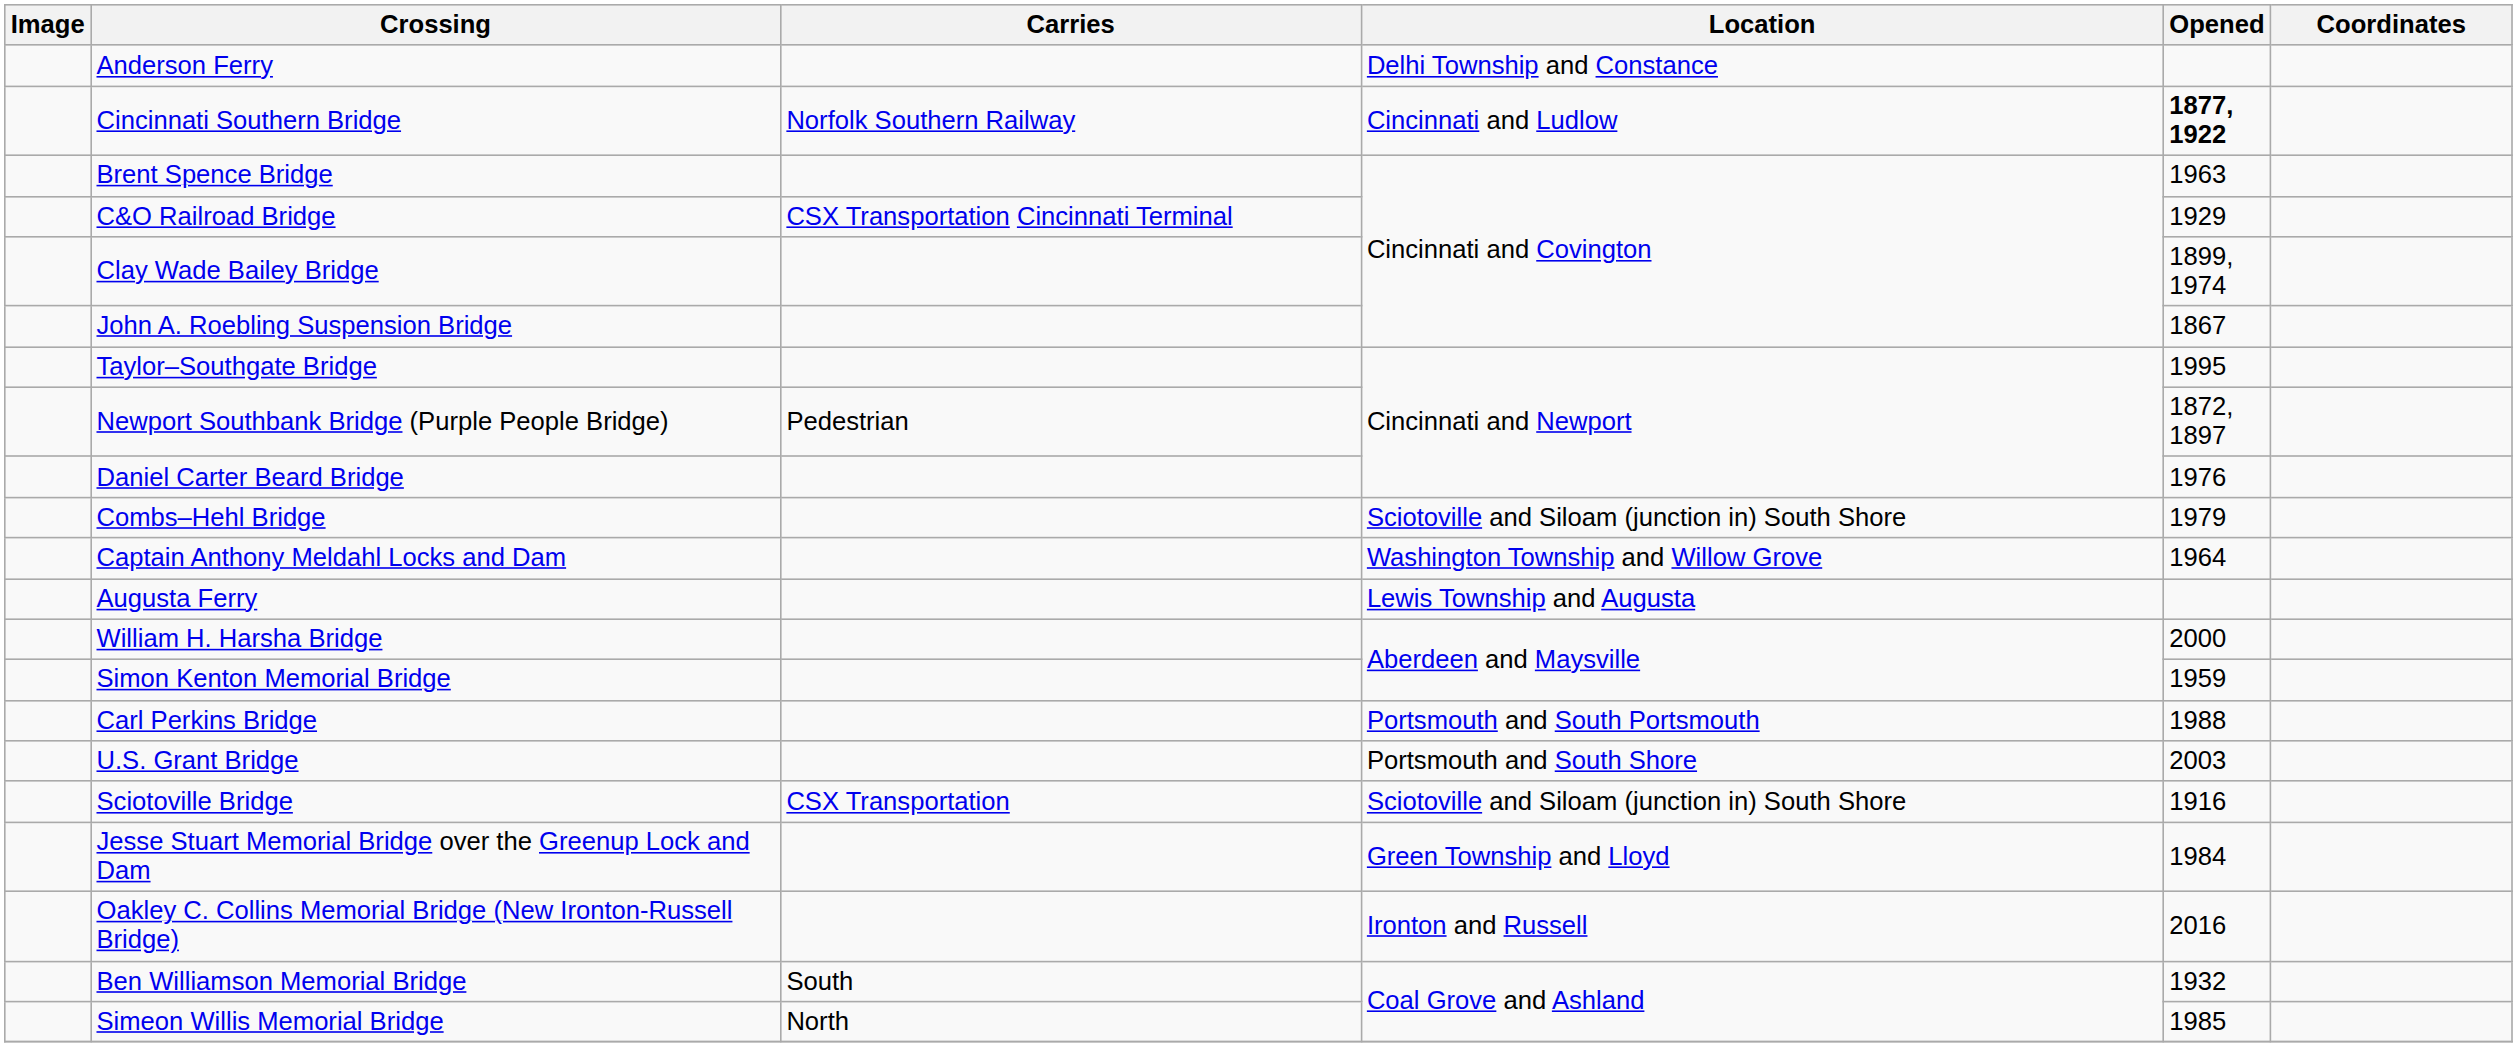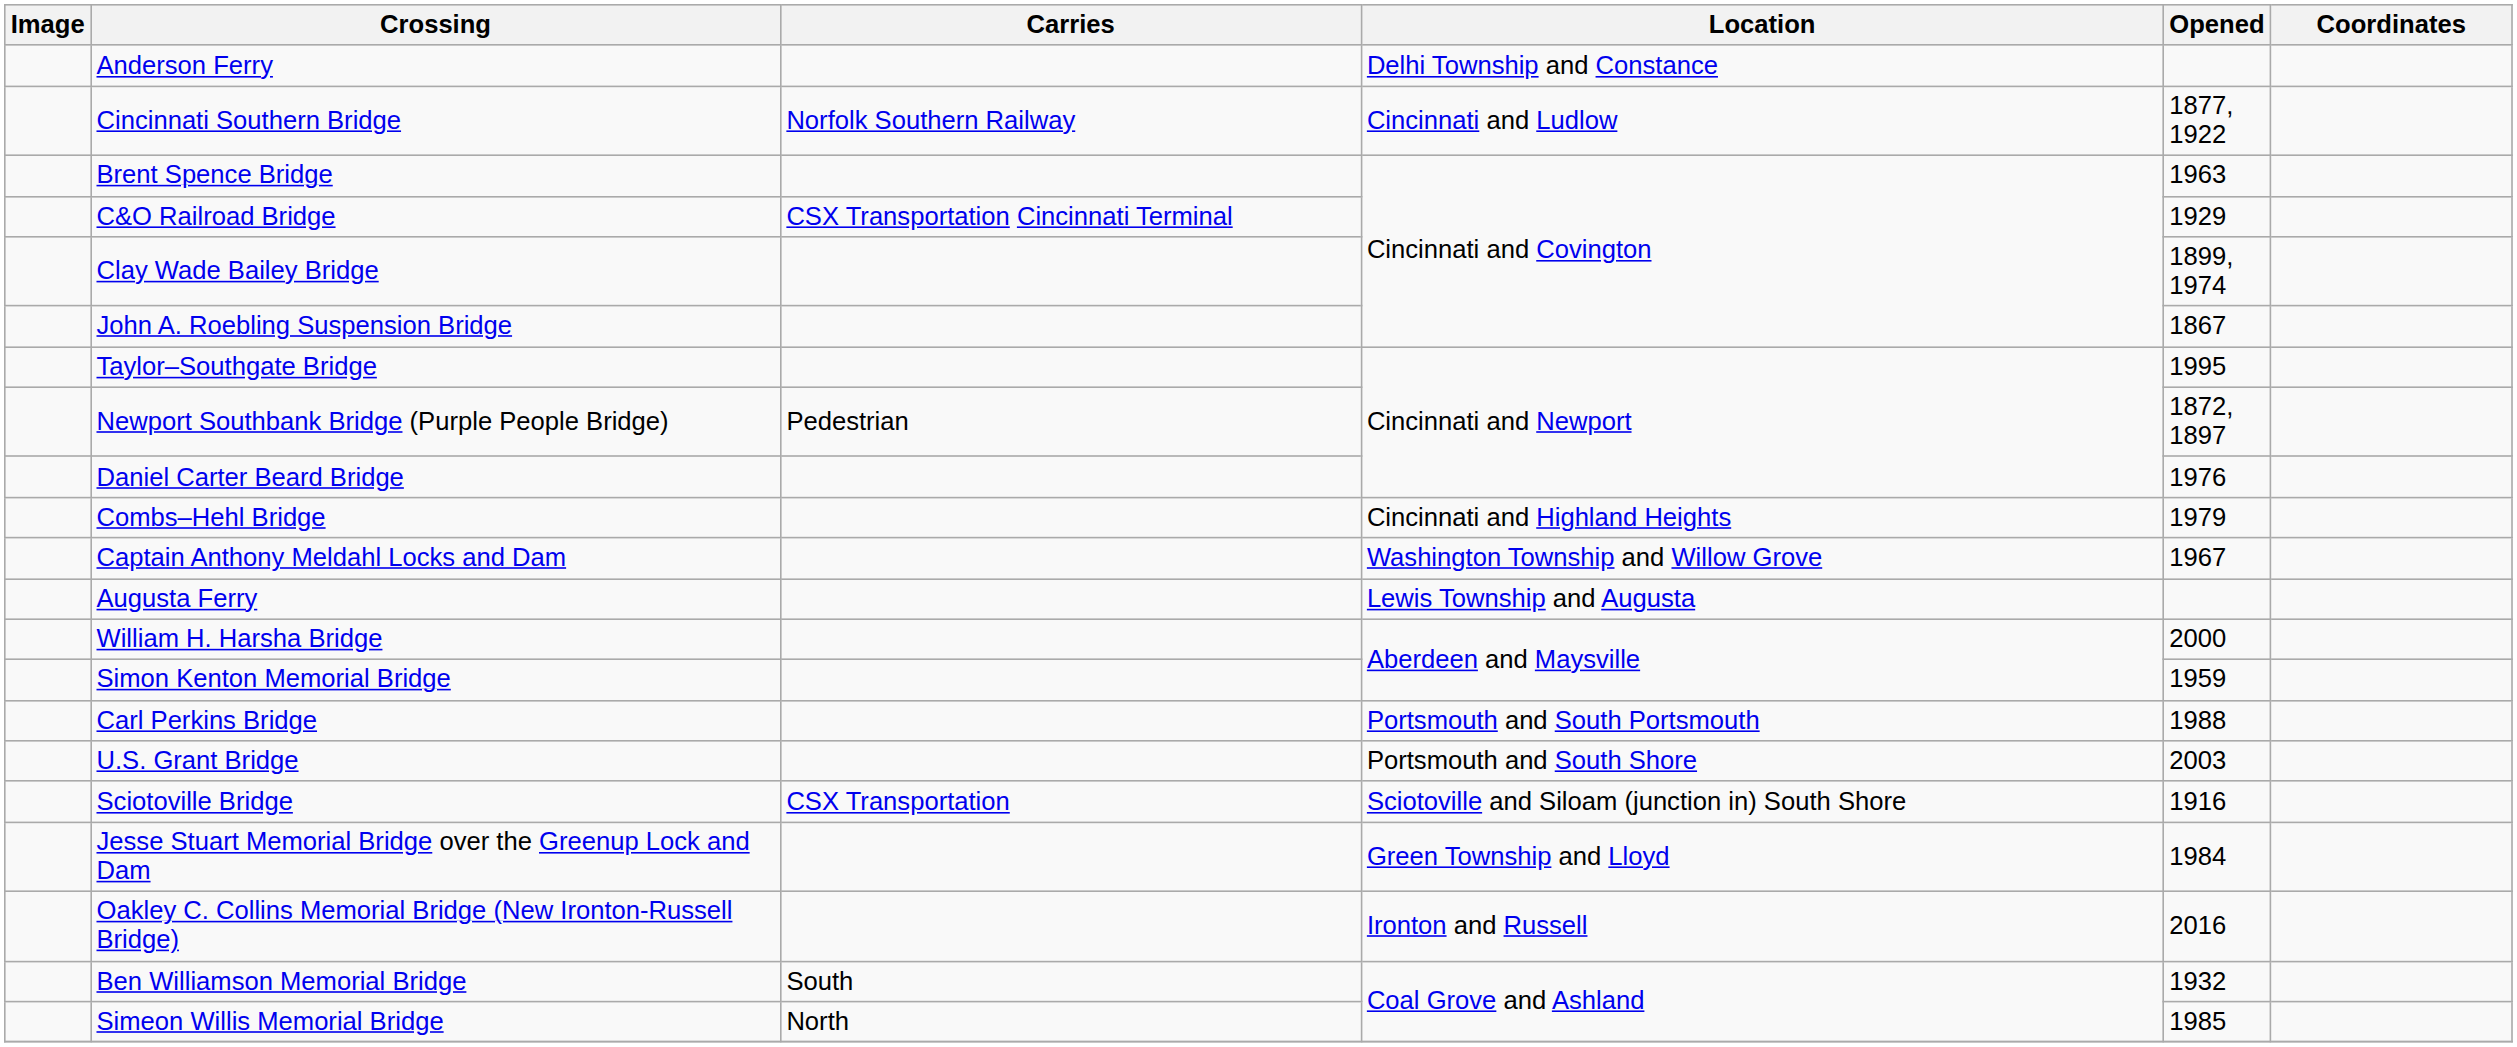(2201, 120) bold -> (2201, 120) normal
(1637, 517) Sciotoville and Siloam (junction in) South Shore -> (1549, 517) Cincinnati and Highland Heights
(2198, 557) 1964 -> (2198, 557) 1967
